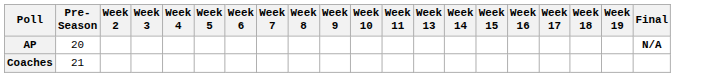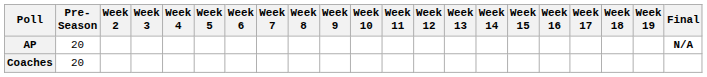+ column: (429, 20)
(78, 63) 21 -> (78, 63) 20
